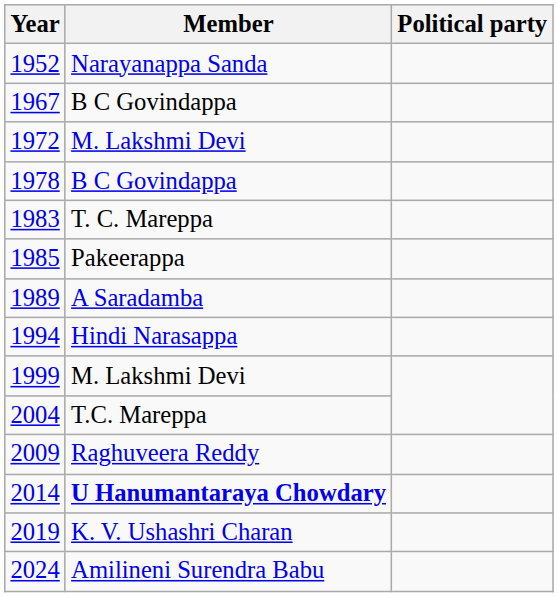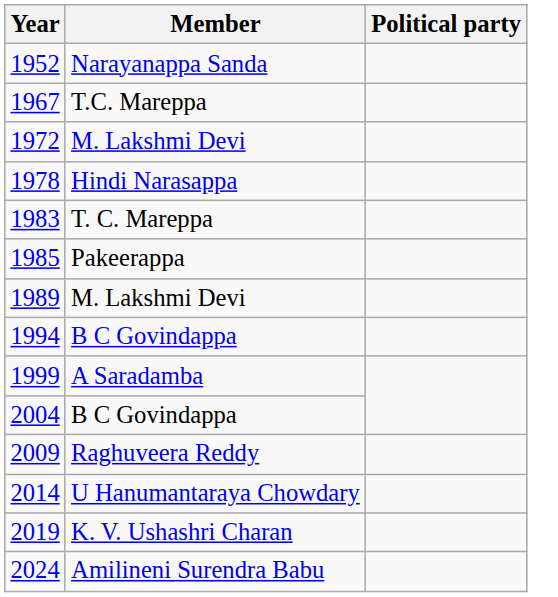(154, 102) B C Govindappa -> (139, 102) T.C. Mareppa
(154, 180) B C Govindappa -> (154, 180) Hindi Narasappa
(137, 297) A Saradamba -> (158, 297) M. Lakshmi Devi
(154, 336) Hindi Narasappa -> (154, 336) B C Govindappa
(158, 375) M. Lakshmi Devi -> (137, 375) A Saradamba
(139, 414) T.C. Mareppa -> (154, 414) B C Govindappa
(229, 492) bold -> (215, 492) normal
